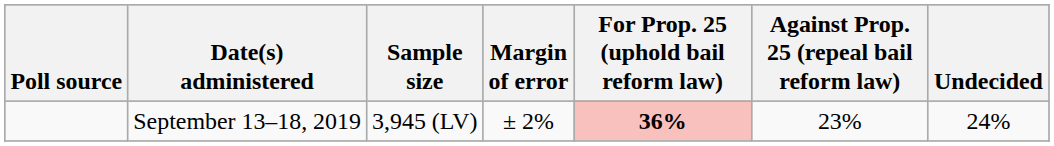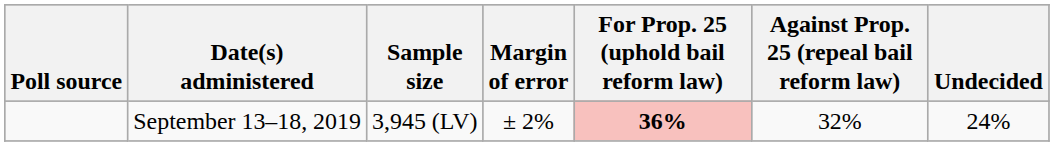(840, 120) 23% -> (840, 120) 32%
